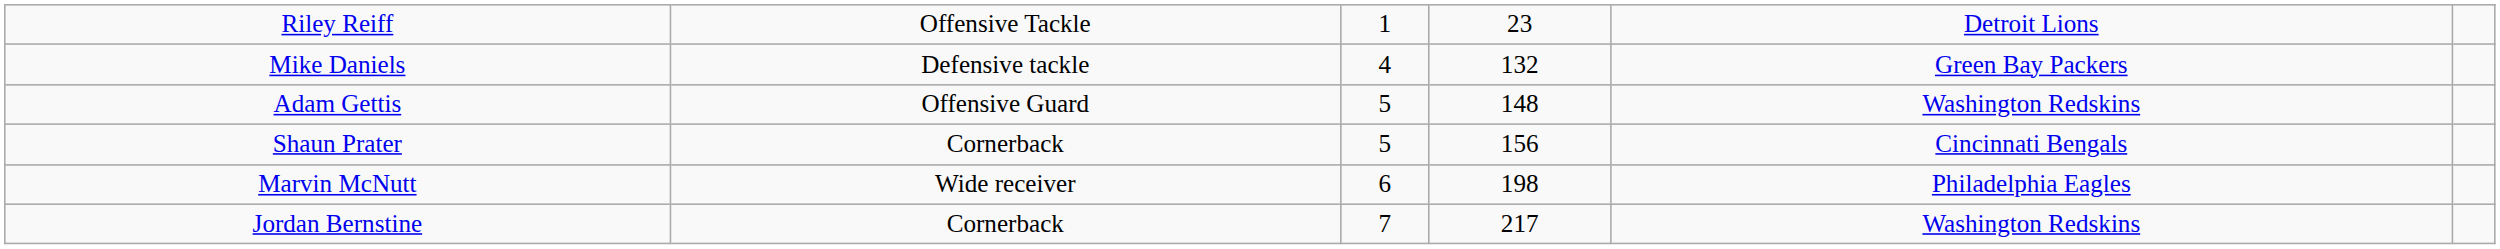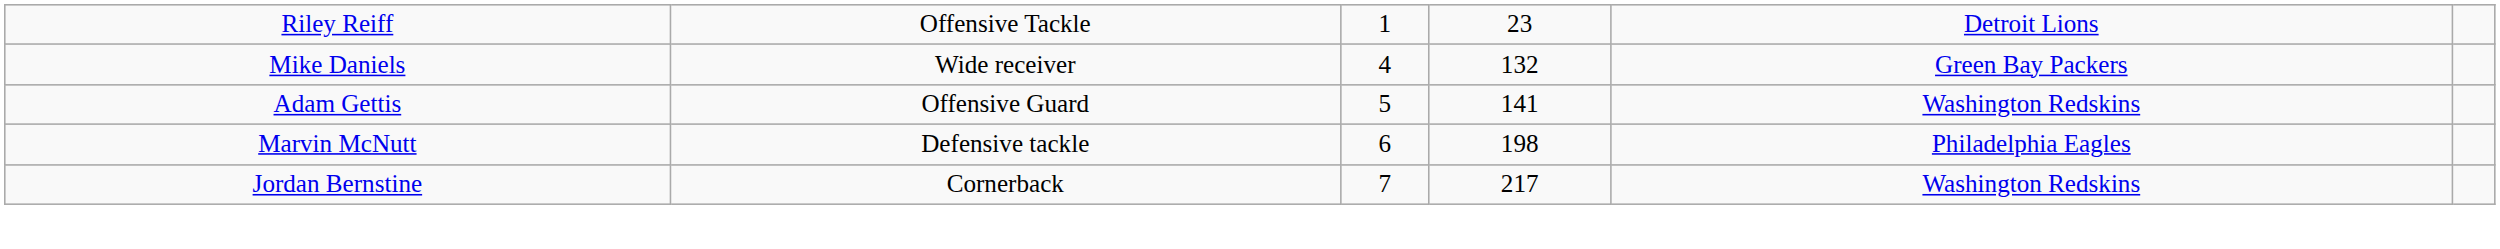(1005, 64) Defensive tackle -> (1005, 64) Wide receiver
(1520, 104) 148 -> (1520, 104) 141
- row: (337, 143)
(1005, 183) Wide receiver -> (1005, 143) Defensive tackle
